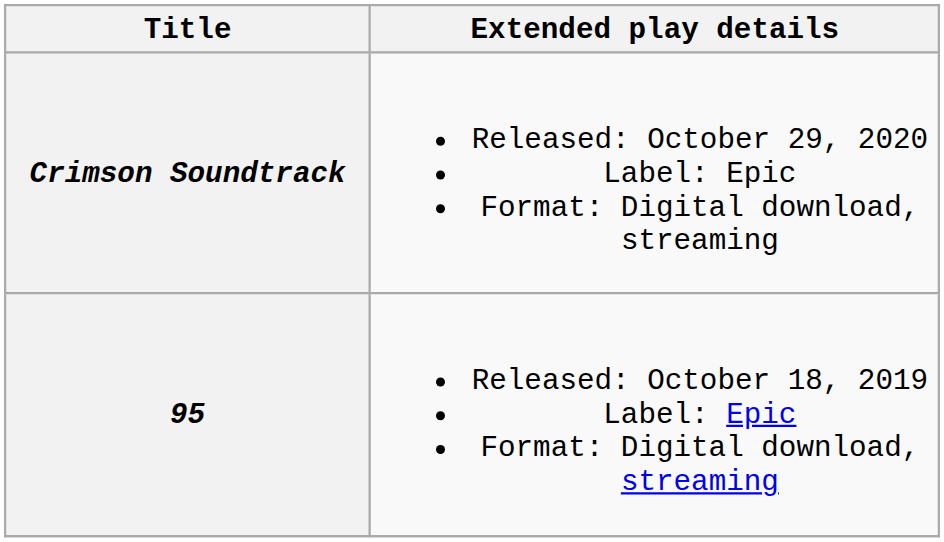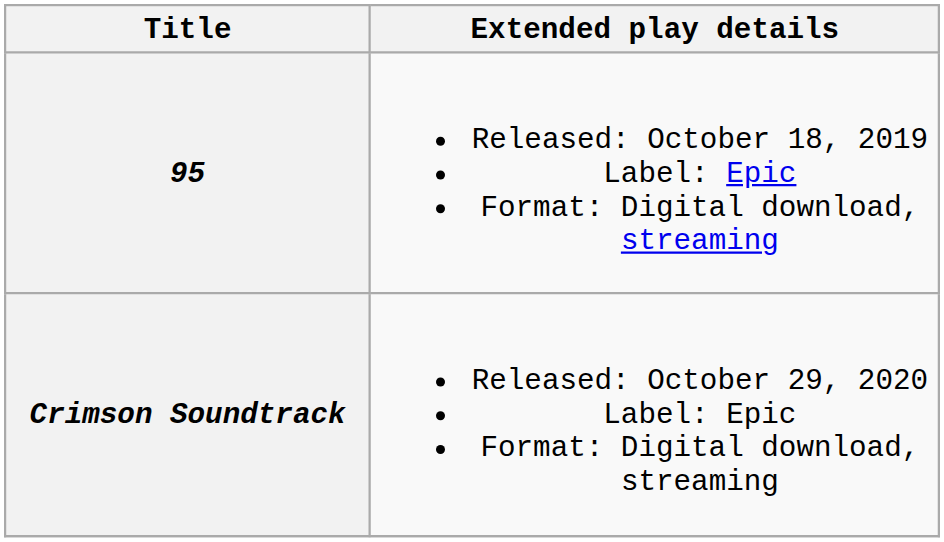rows swapped: (188, 415) <-> (188, 173)
